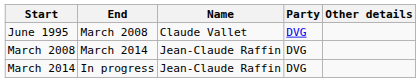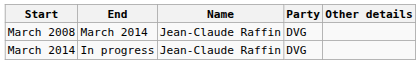- row: (38, 32)
